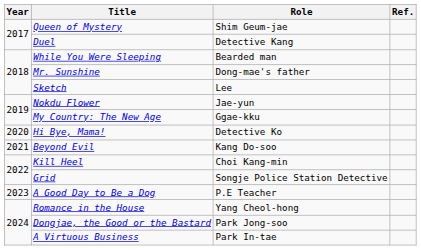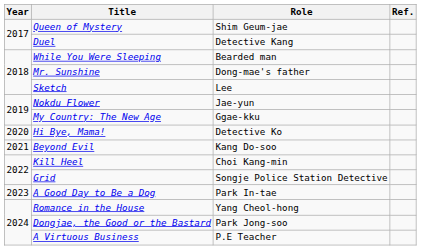(246, 192) P.E Teacher -> (246, 192) Park In-tae
(246, 238) Park In-tae -> (246, 238) P.E Teacher
